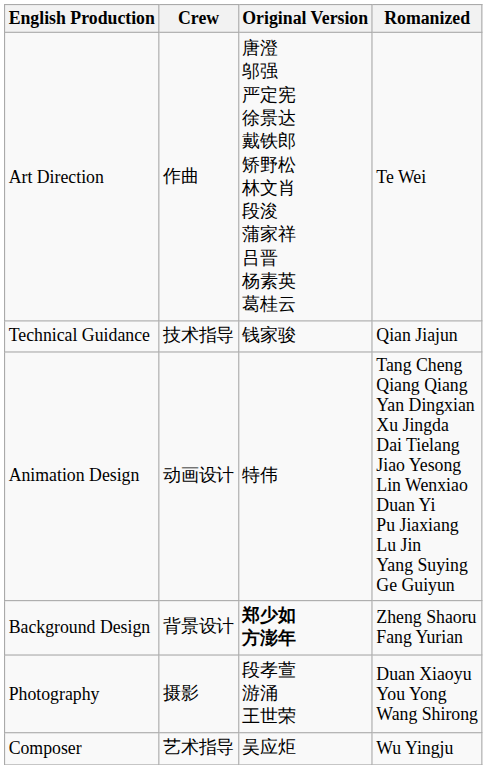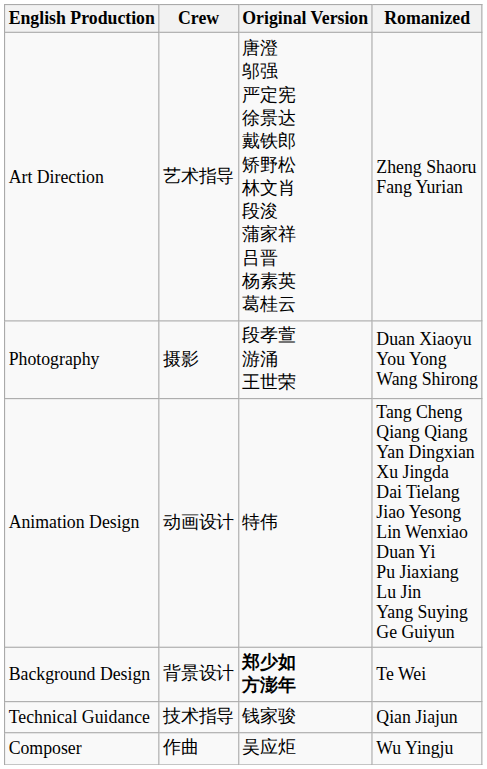(181, 176) 作曲 -> (199, 176) 艺术指导
(401, 176) Te Wei -> (426, 176) Zheng Shaoru Fang Yurian
rows swapped: (79, 336) <-> (54, 693)
(426, 627) Zheng Shaoru Fang Yurian -> (401, 674) Te Wei
(199, 748) 艺术指导 -> (181, 748) 作曲
